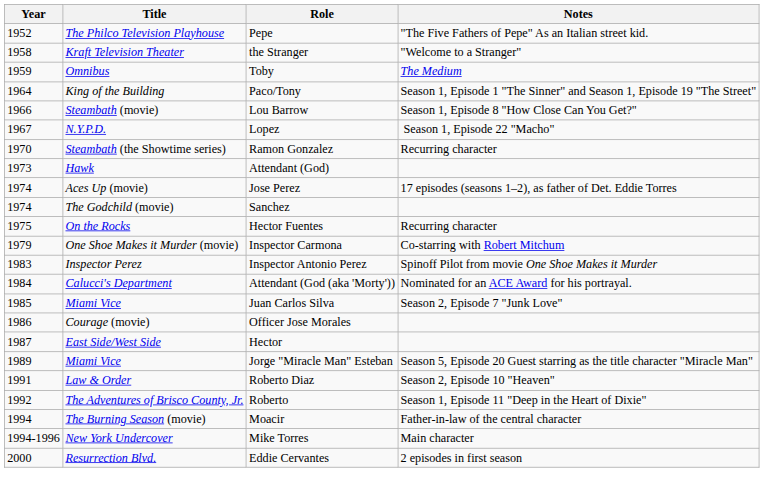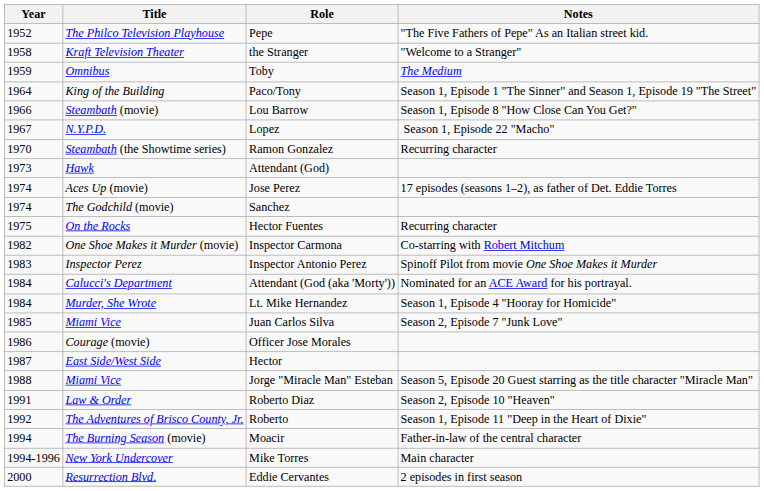(19, 245) 1979 -> (19, 245) 1982
+ row: (298, 303)
(19, 361) 1989 -> (19, 380) 1988
